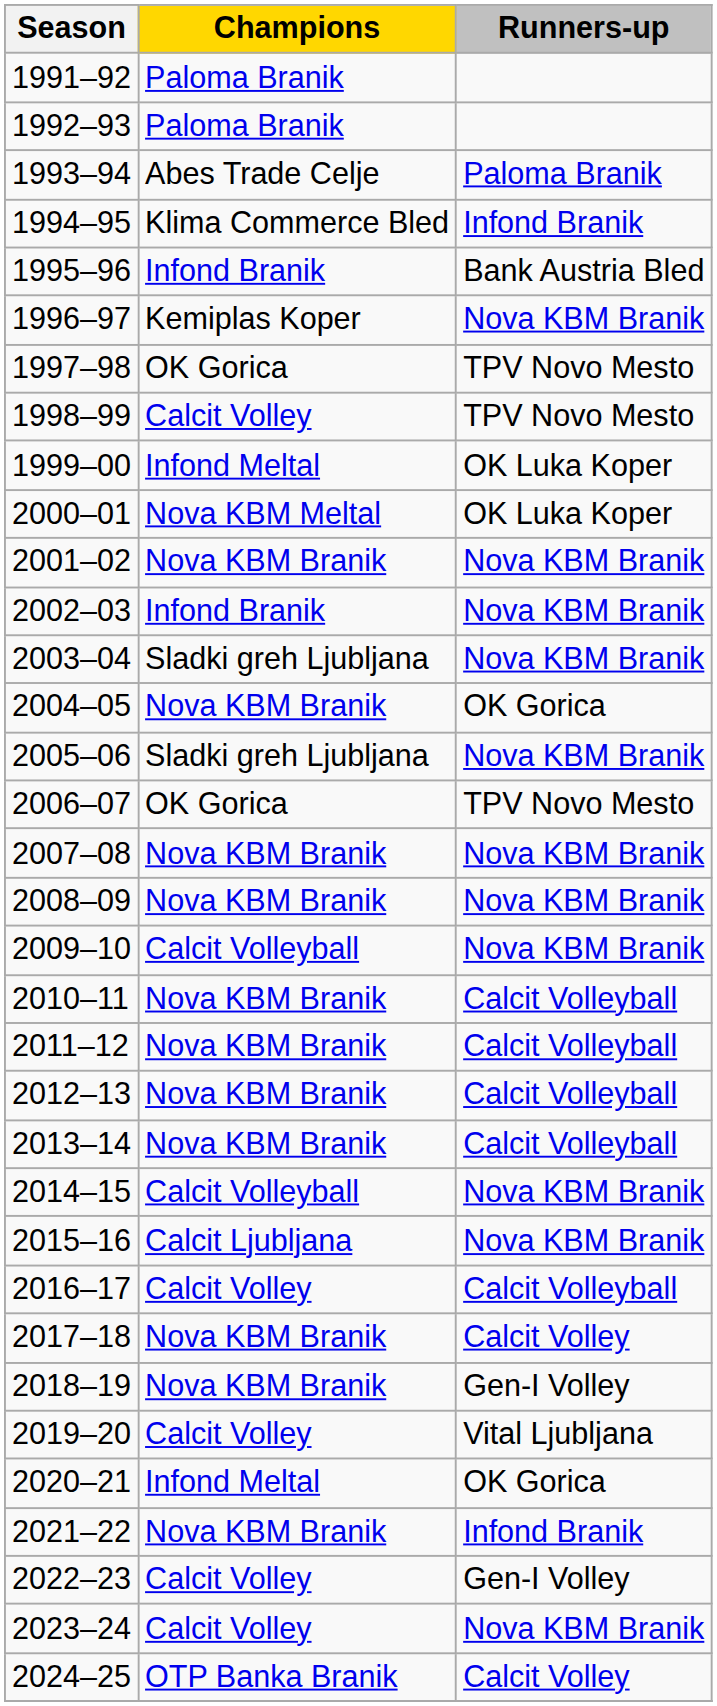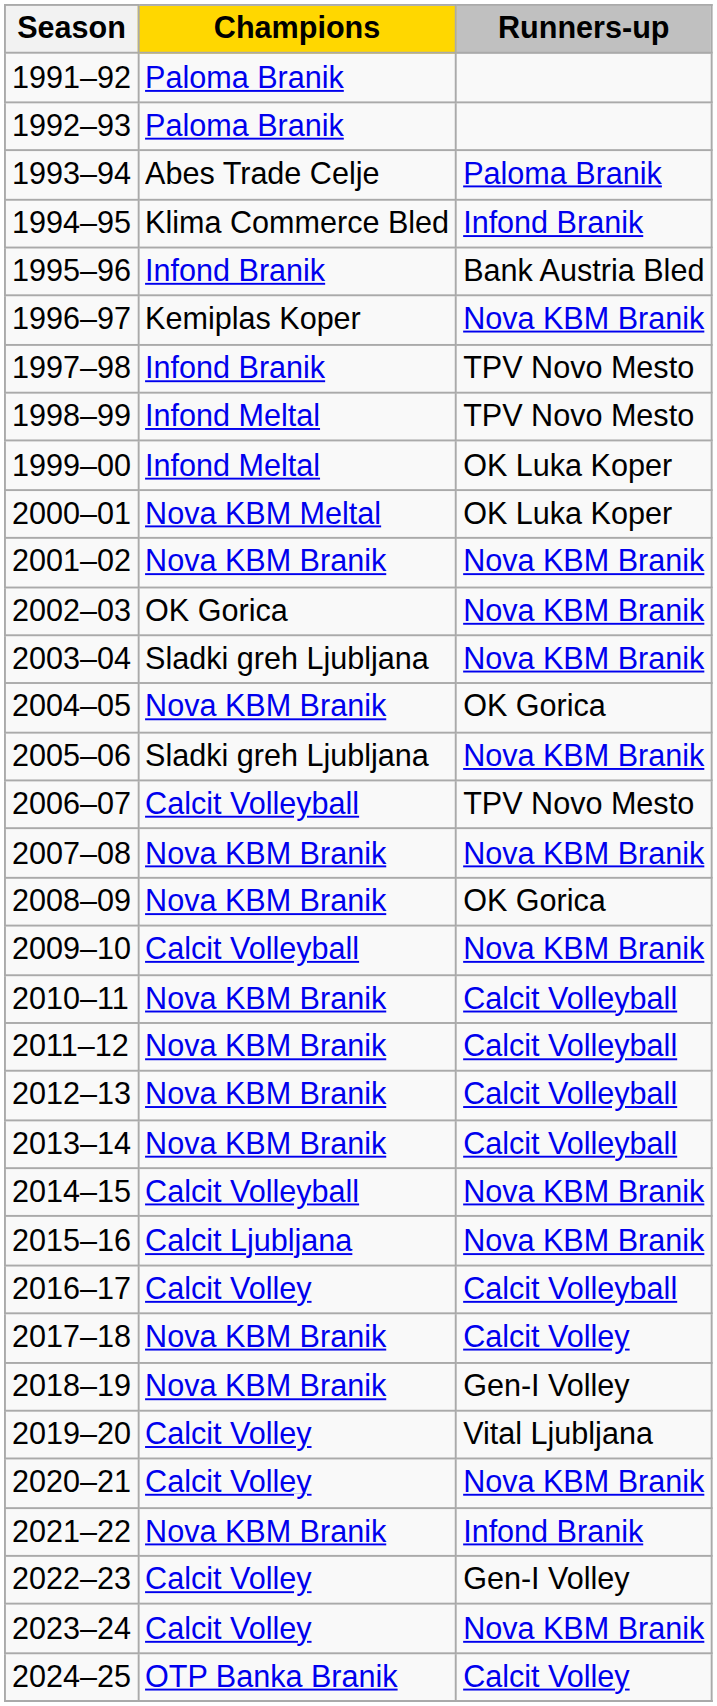(216, 367) OK Gorica -> (235, 367) Infond Branik
(228, 416) Calcit Volley -> (233, 416) Infond Meltal
(235, 610) Infond Branik -> (216, 610) OK Gorica
(216, 804) OK Gorica -> (252, 804) Calcit Volleyball
(584, 901) Nova KBM Branik -> (534, 901) OK Gorica
(233, 1482) Infond Meltal -> (228, 1482) Calcit Volley
(534, 1482) OK Gorica -> (584, 1482) Nova KBM Branik
